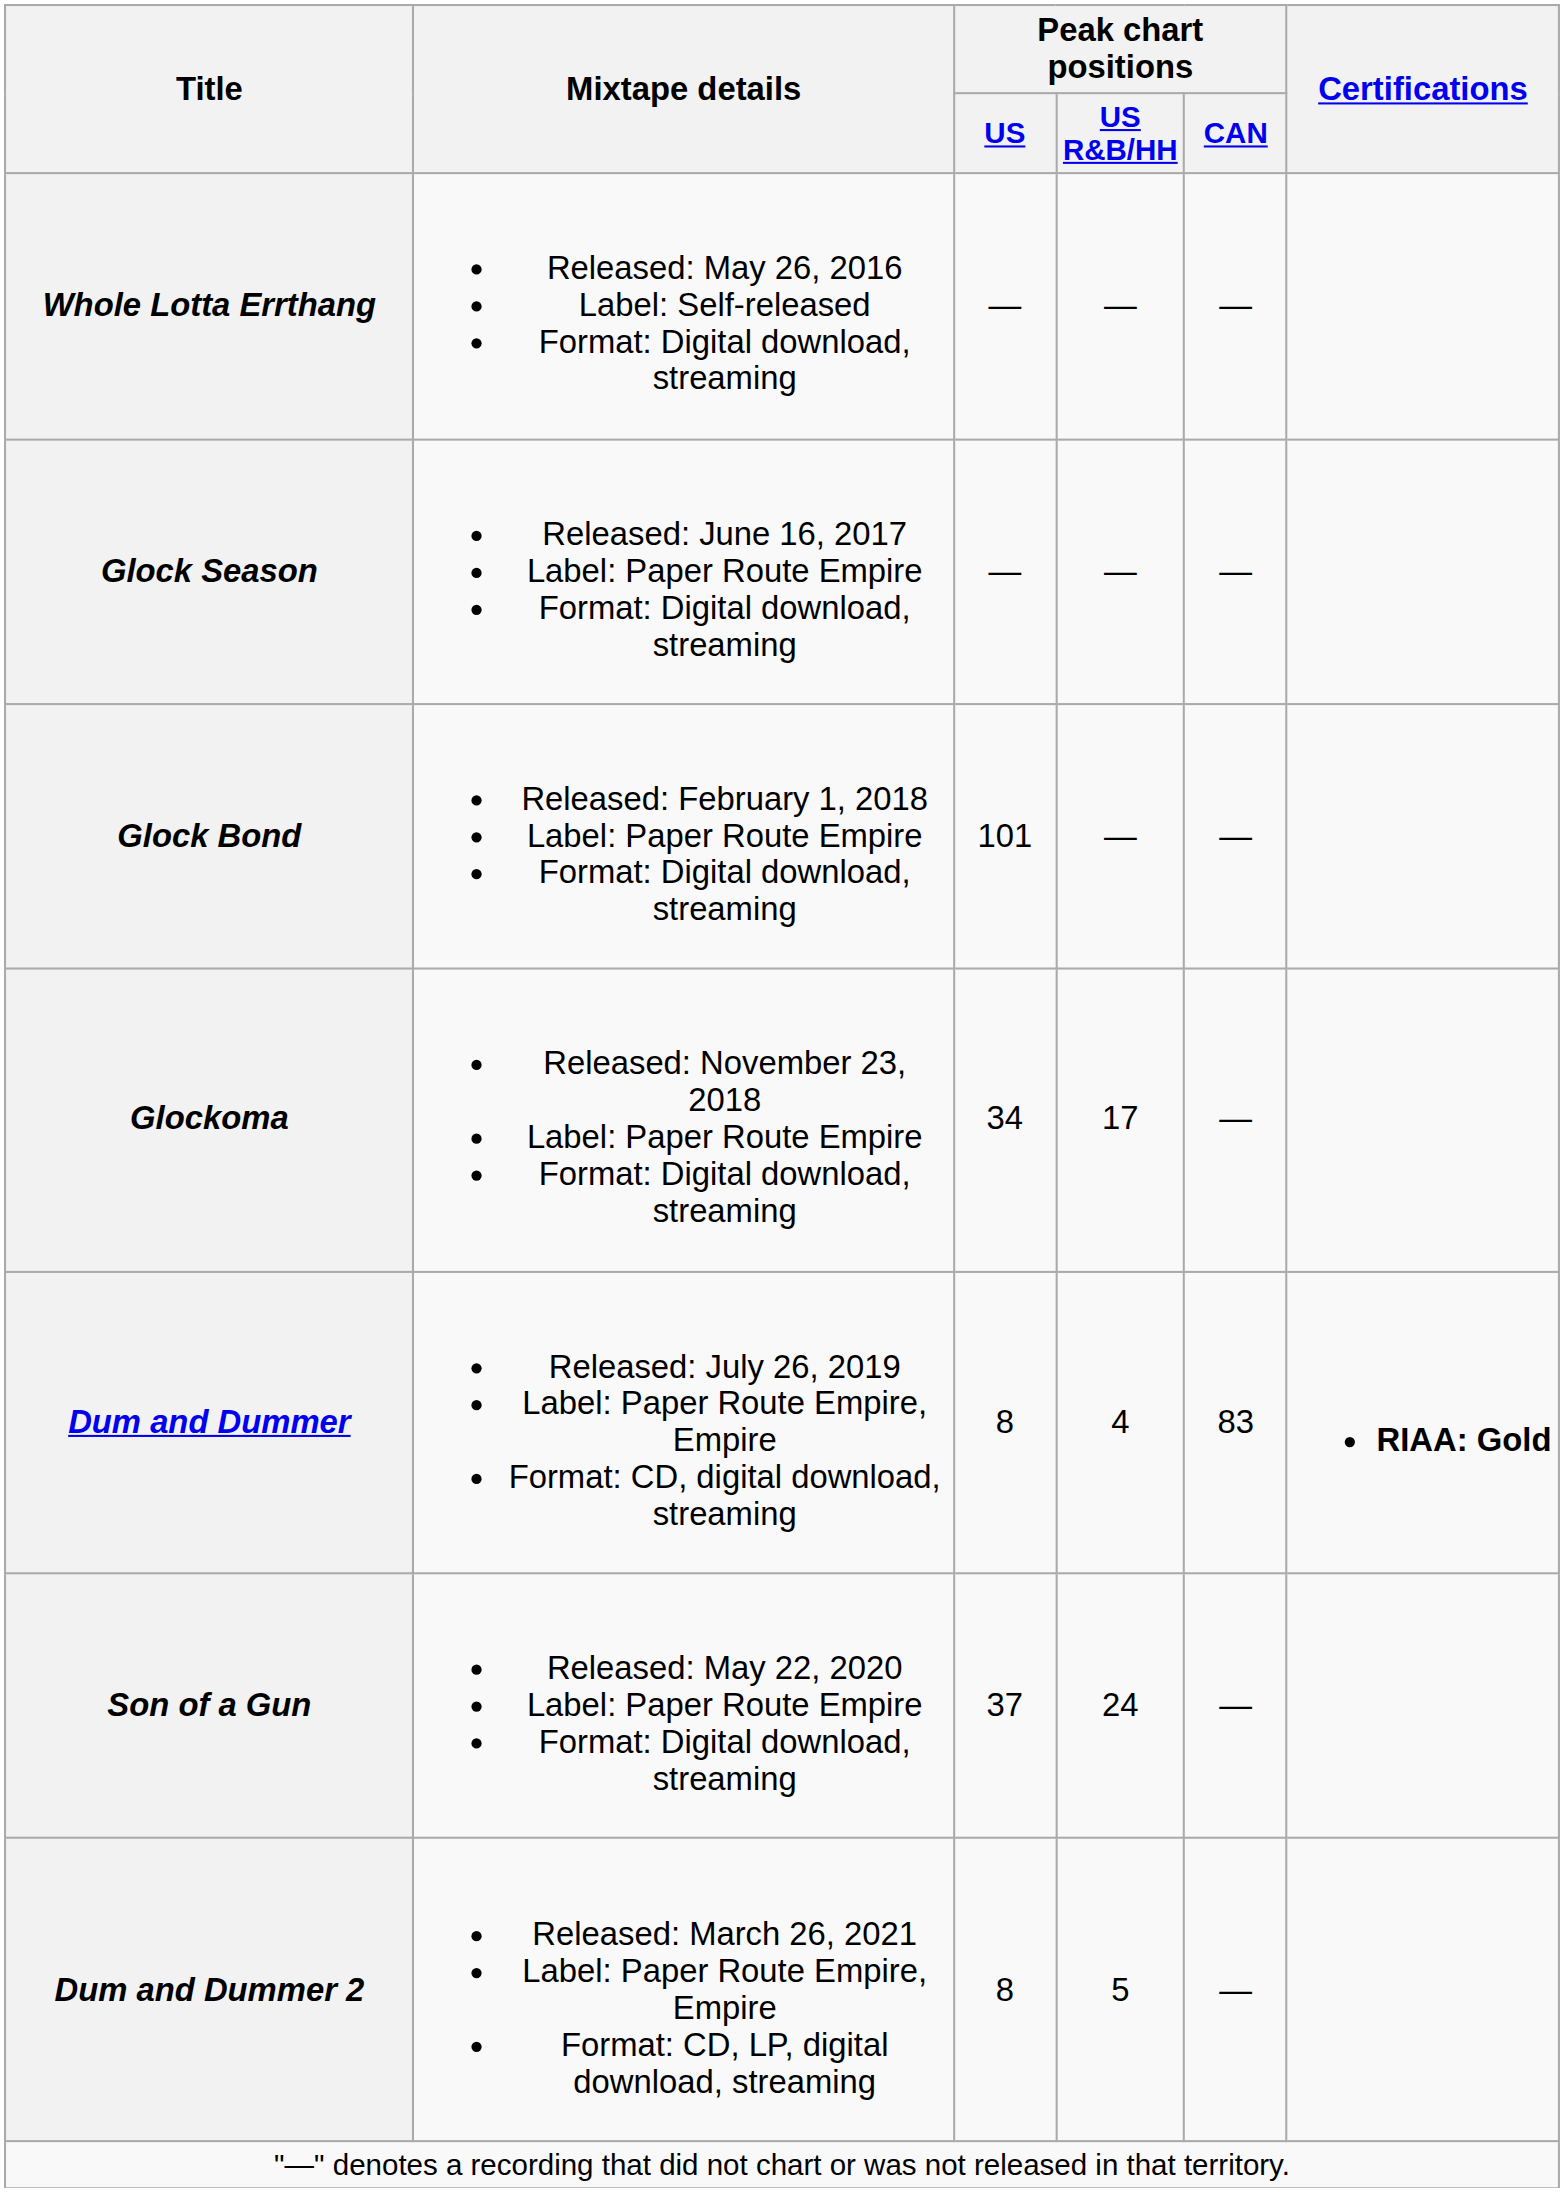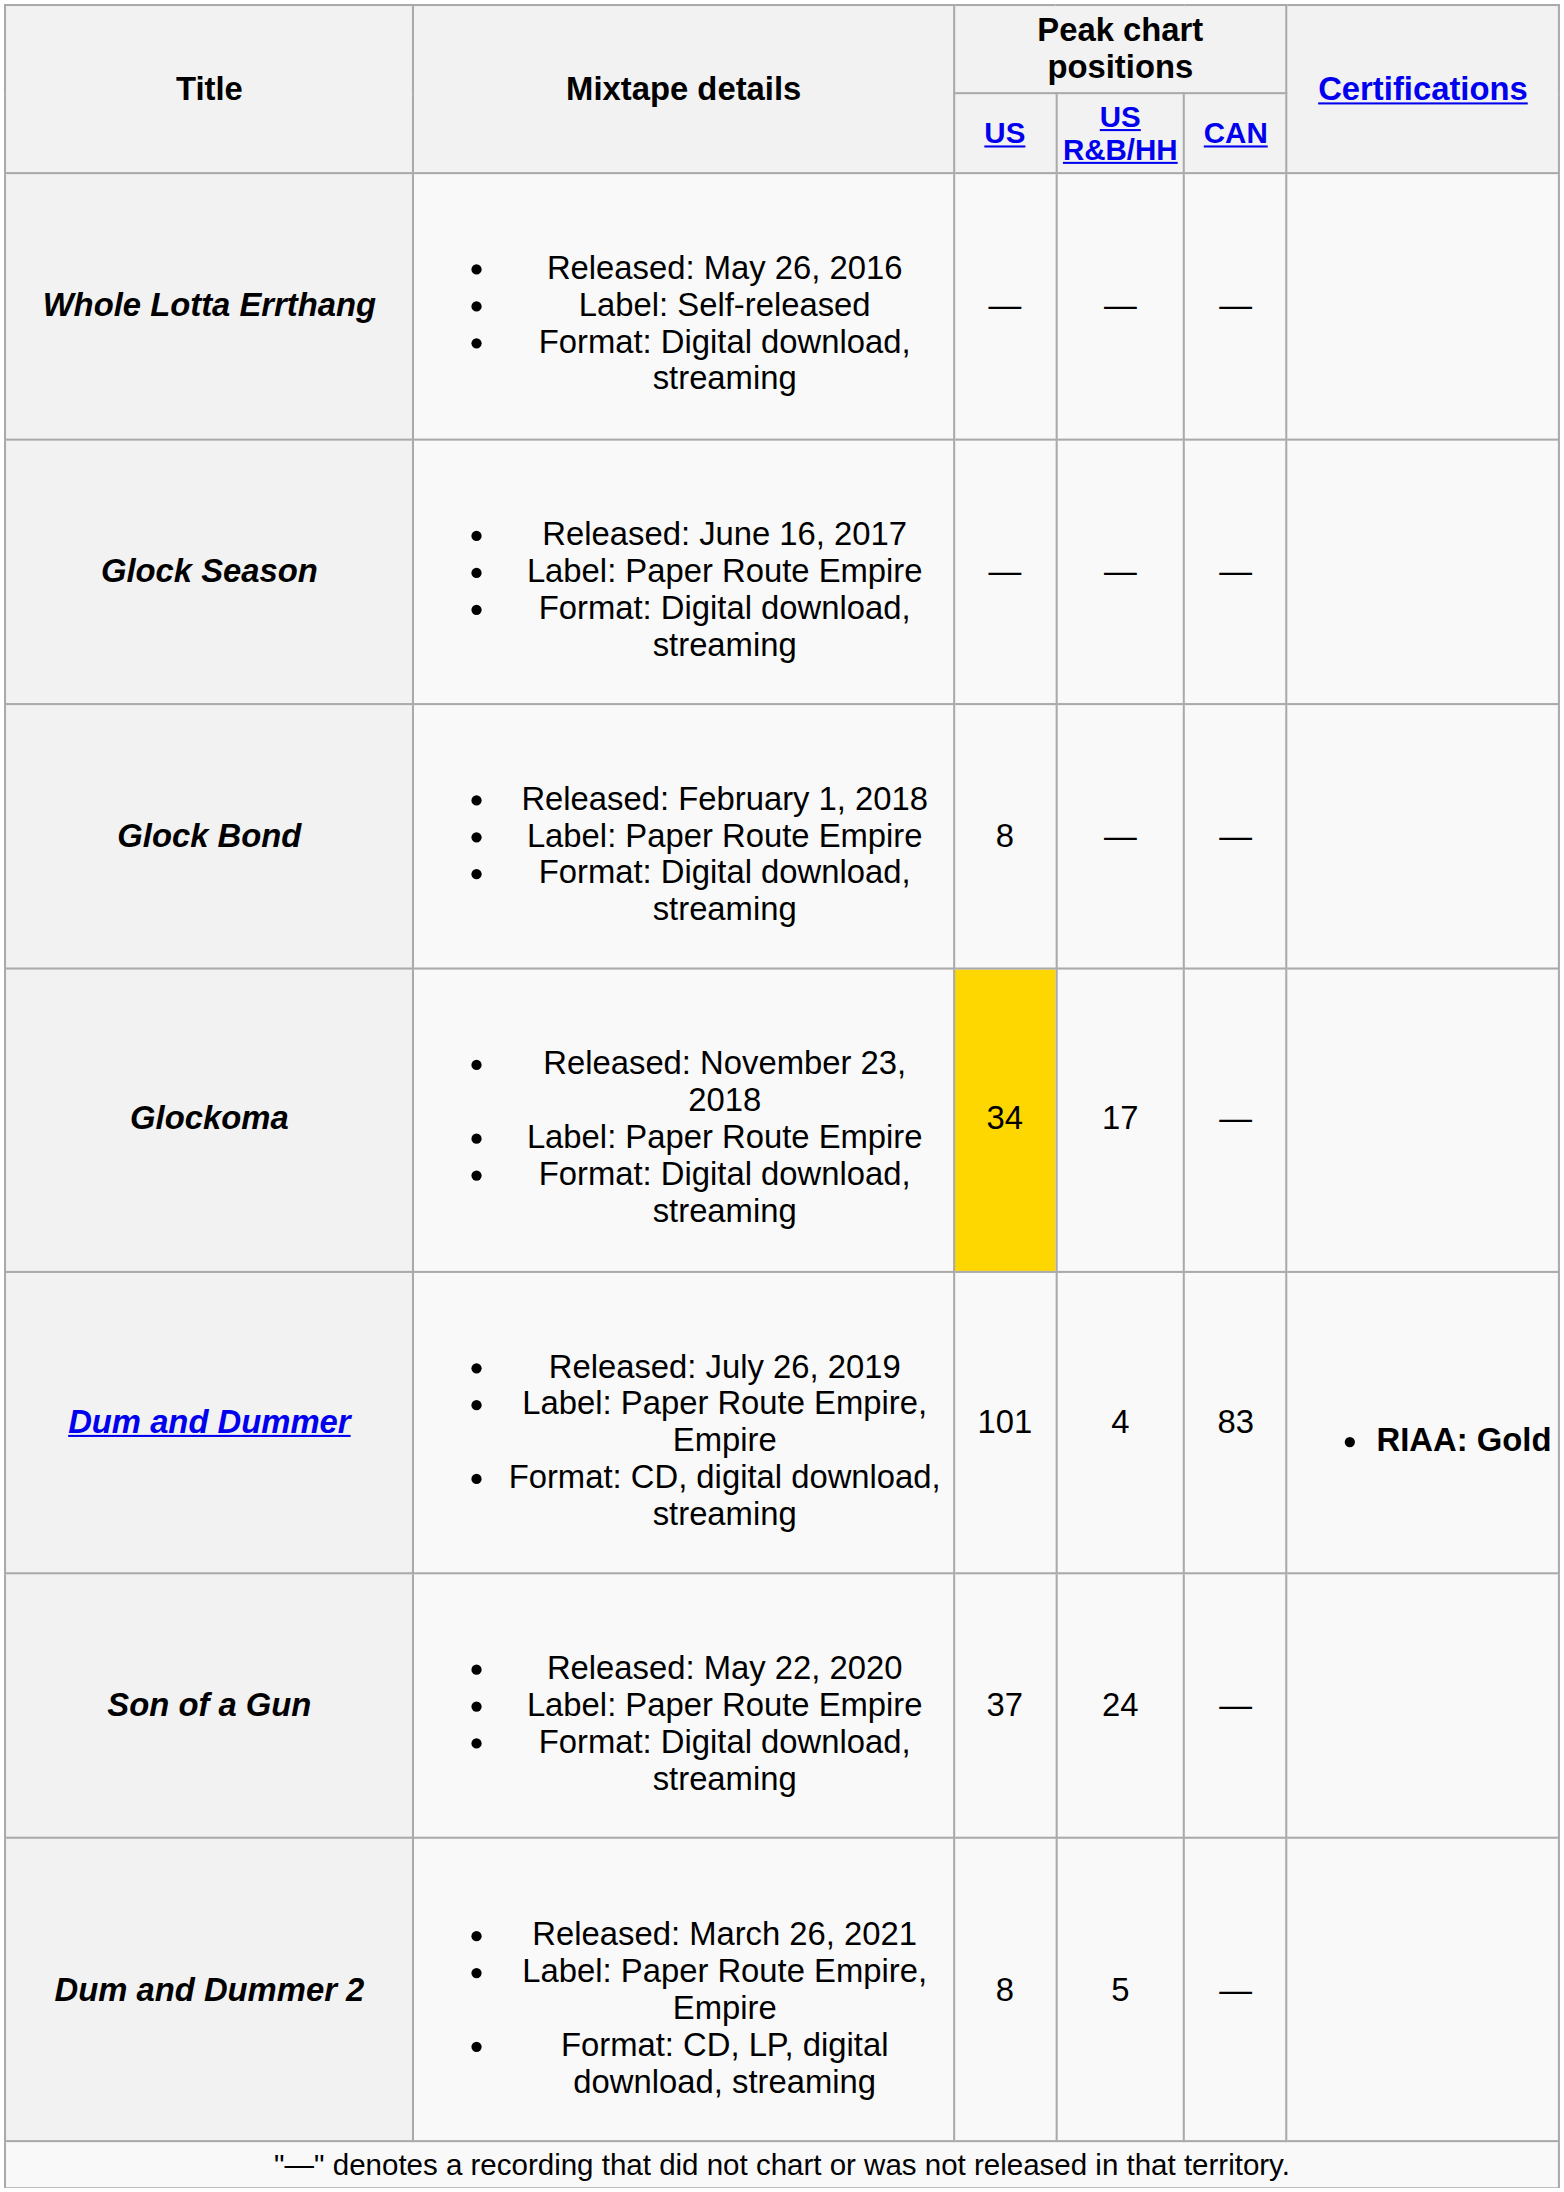(1005, 835) 101 -> (1005, 835) 8
(1005, 1119) no background -> (1005, 1119) gold background
(1005, 1421) 8 -> (1005, 1421) 101
